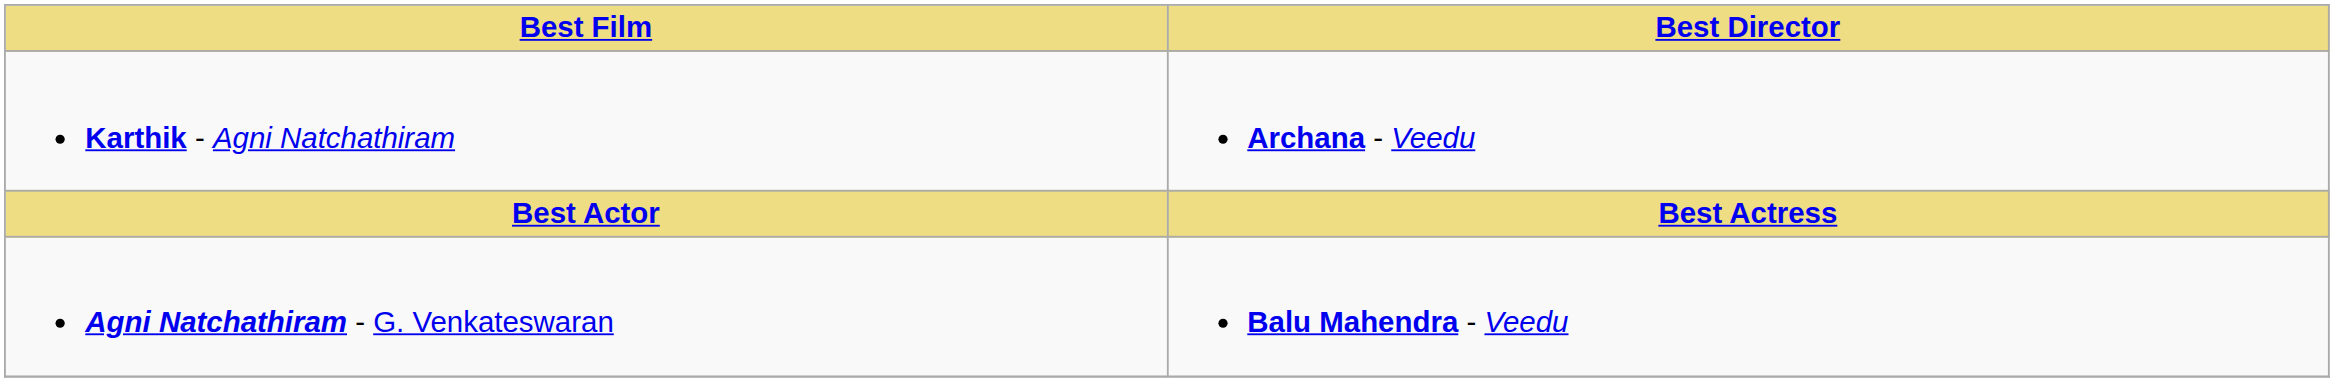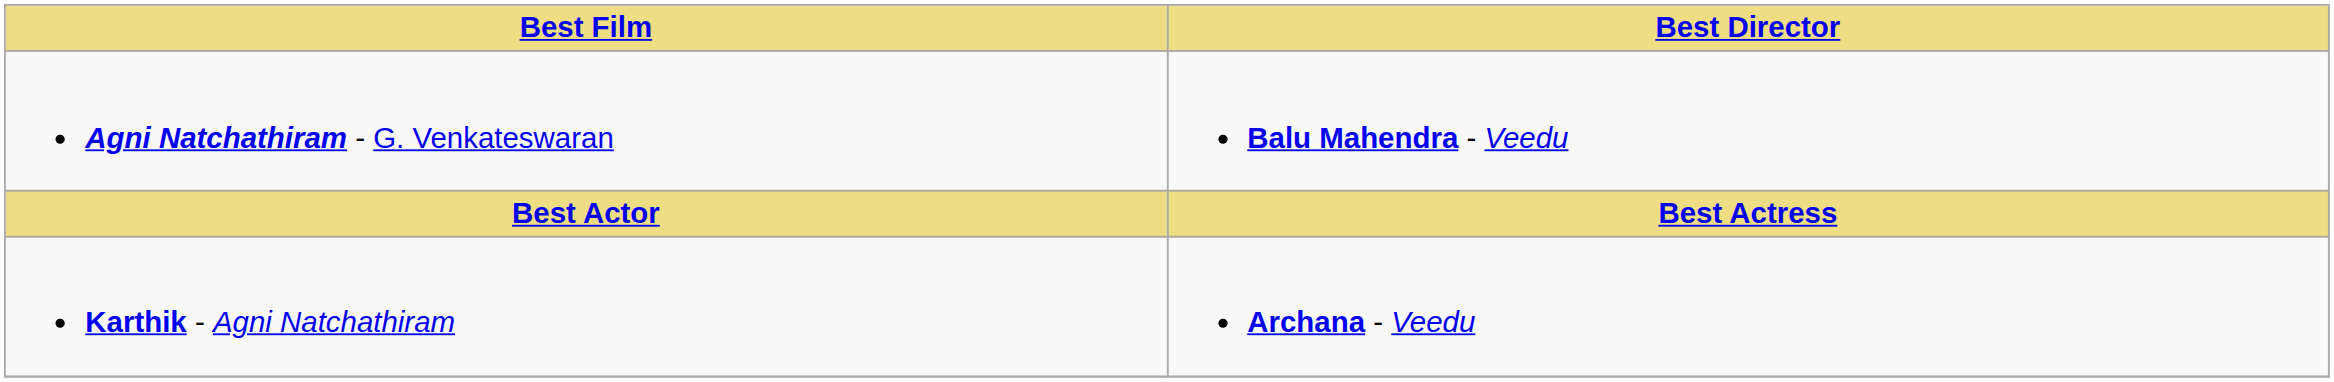rows swapped: (586, 323) <-> (586, 138)
